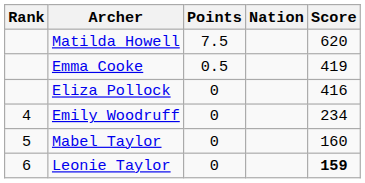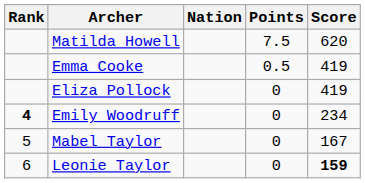columns swapped: (276, 17) <-> (214, 17)
(334, 91) 416 -> (334, 91) 419
(26, 116) normal -> (26, 116) bold
(334, 141) 160 -> (334, 141) 167
